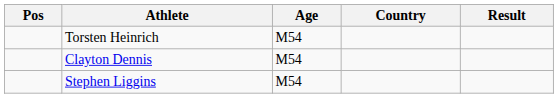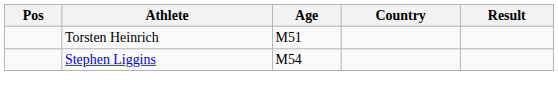(289, 37) M54 -> (289, 37) M51
- row: (109, 59)
